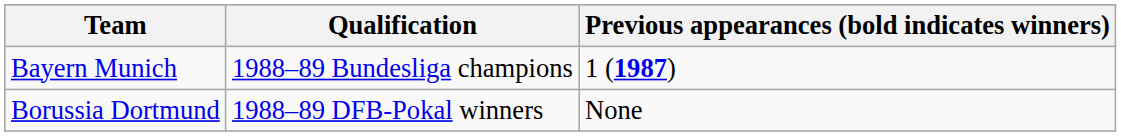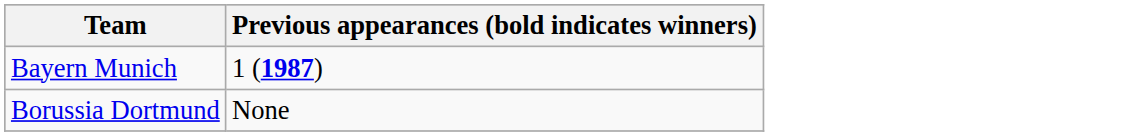- column: (402, 25)
